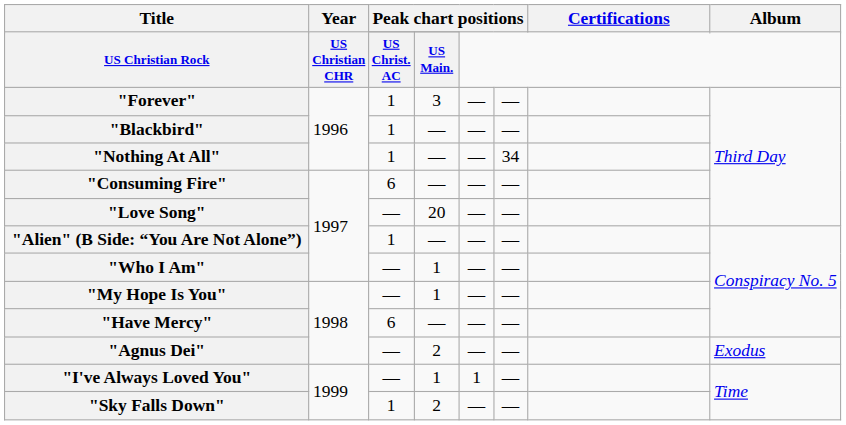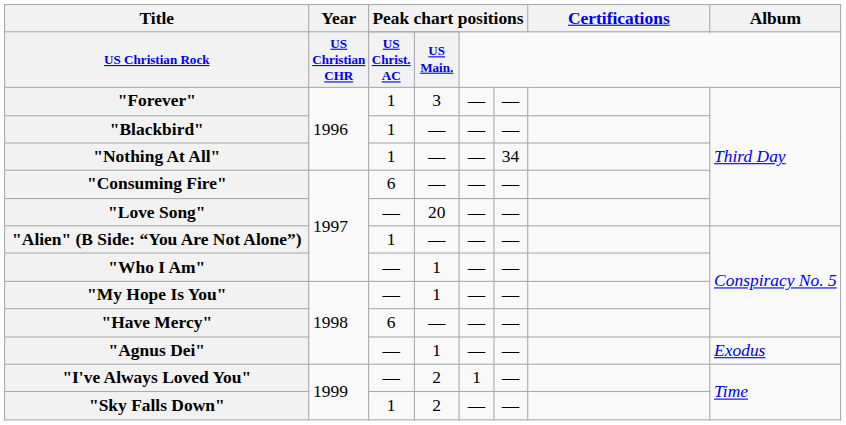(437, 350) 2 -> (437, 350) 1
(437, 377) 1 -> (437, 377) 2
